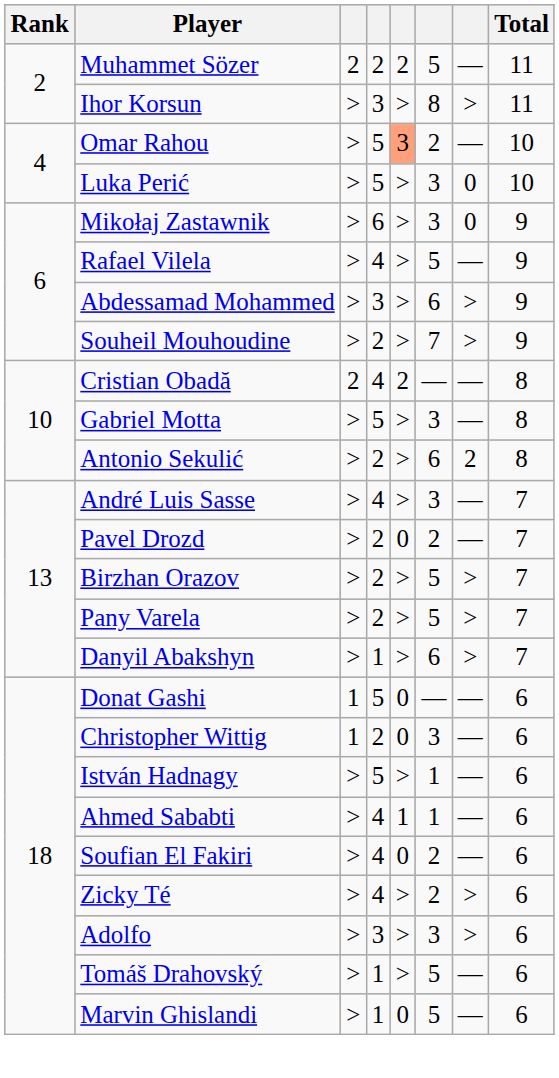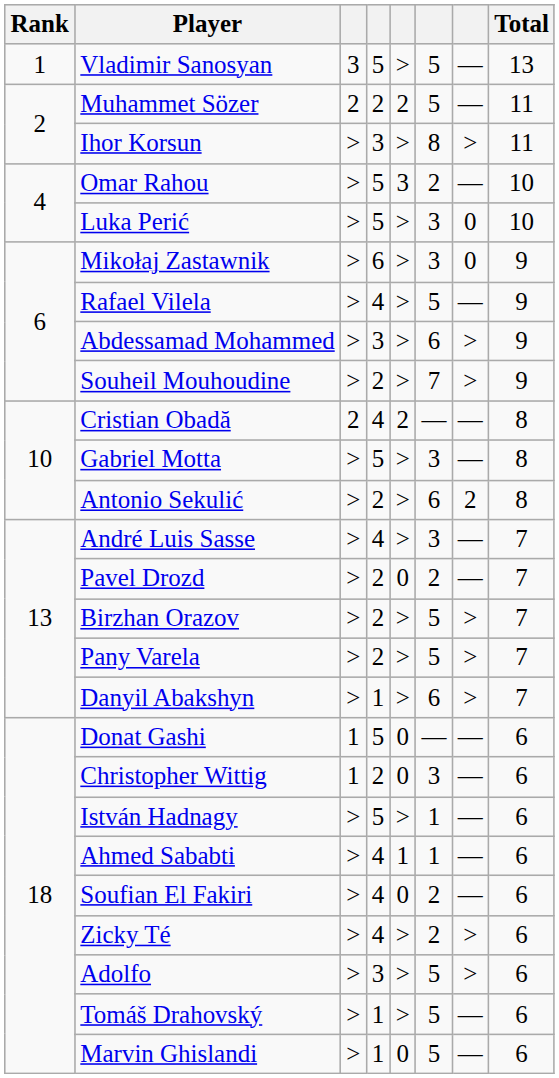+ row: (176, 63)
(403, 143) lightsalmon background -> (403, 182) no background
(434, 934) 3 -> (434, 974) 5
